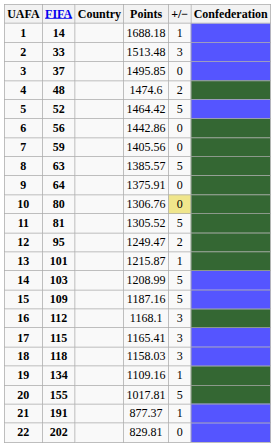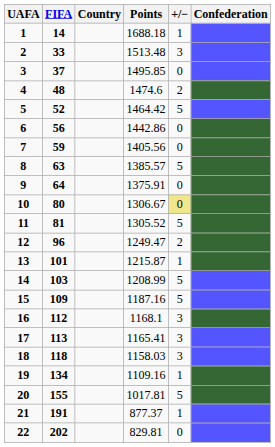(146, 204) 1306.76 -> (146, 204) 1306.67
(59, 242) 95 -> (59, 242) 96
(59, 337) 115 -> (59, 337) 113
